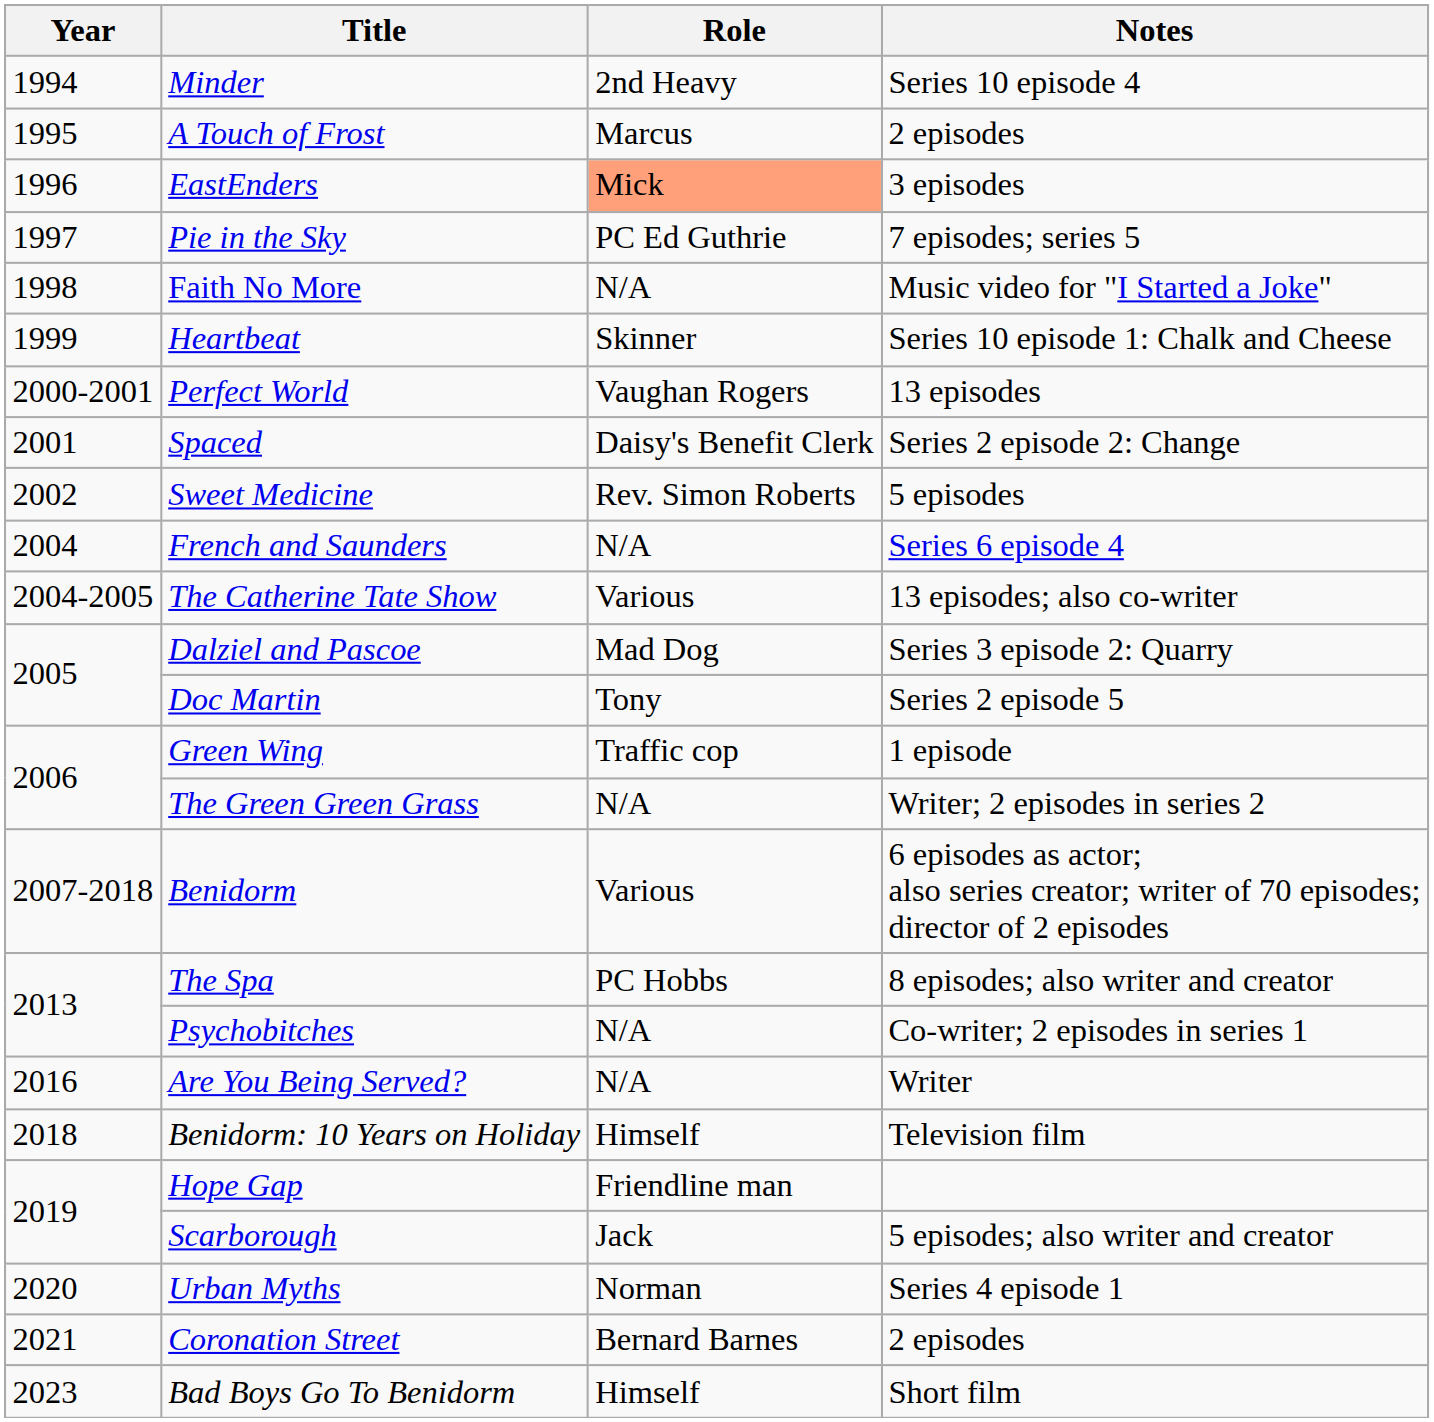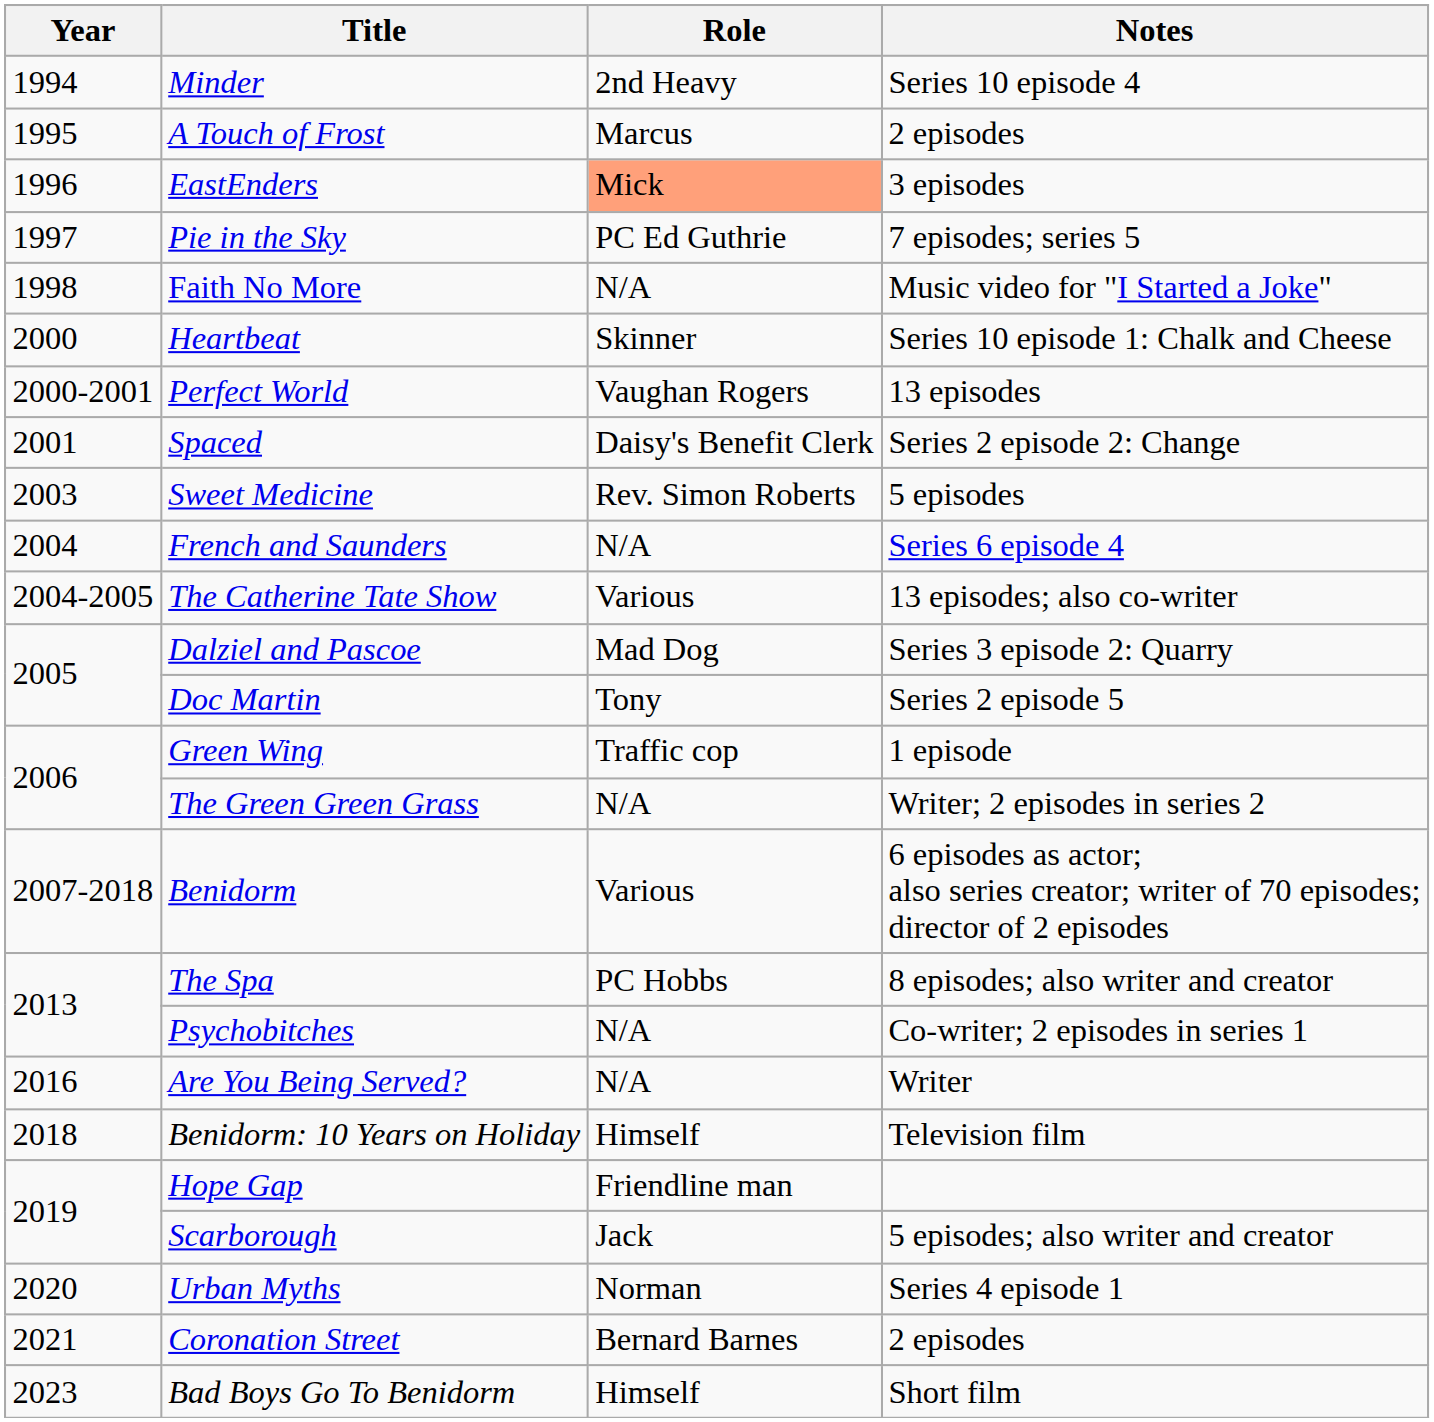(45, 339) 1999 -> (45, 339) 2000
(45, 493) 2002 -> (45, 493) 2003
